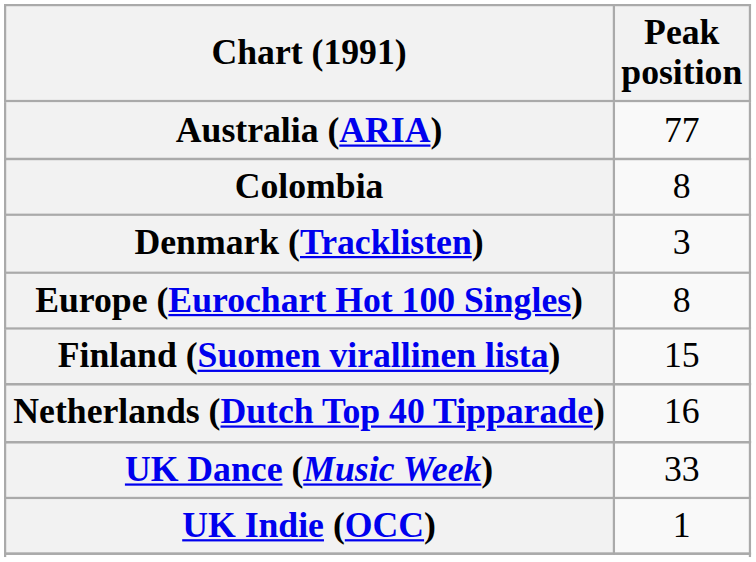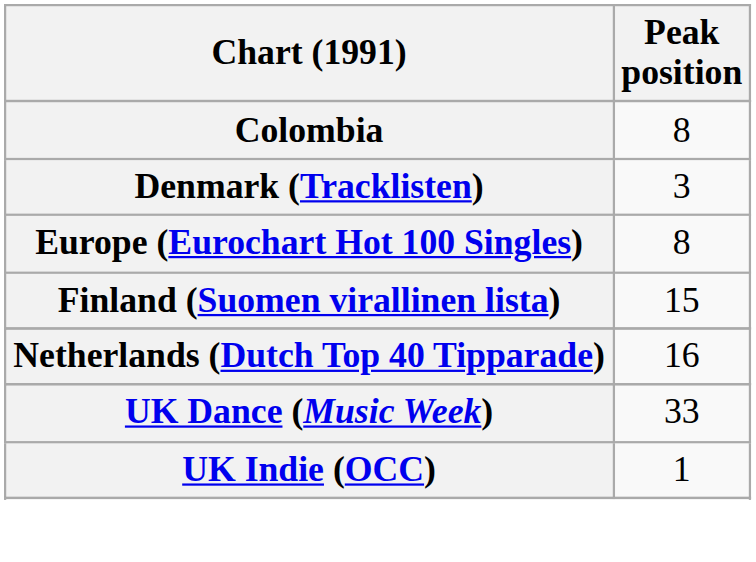- row: (309, 129)
